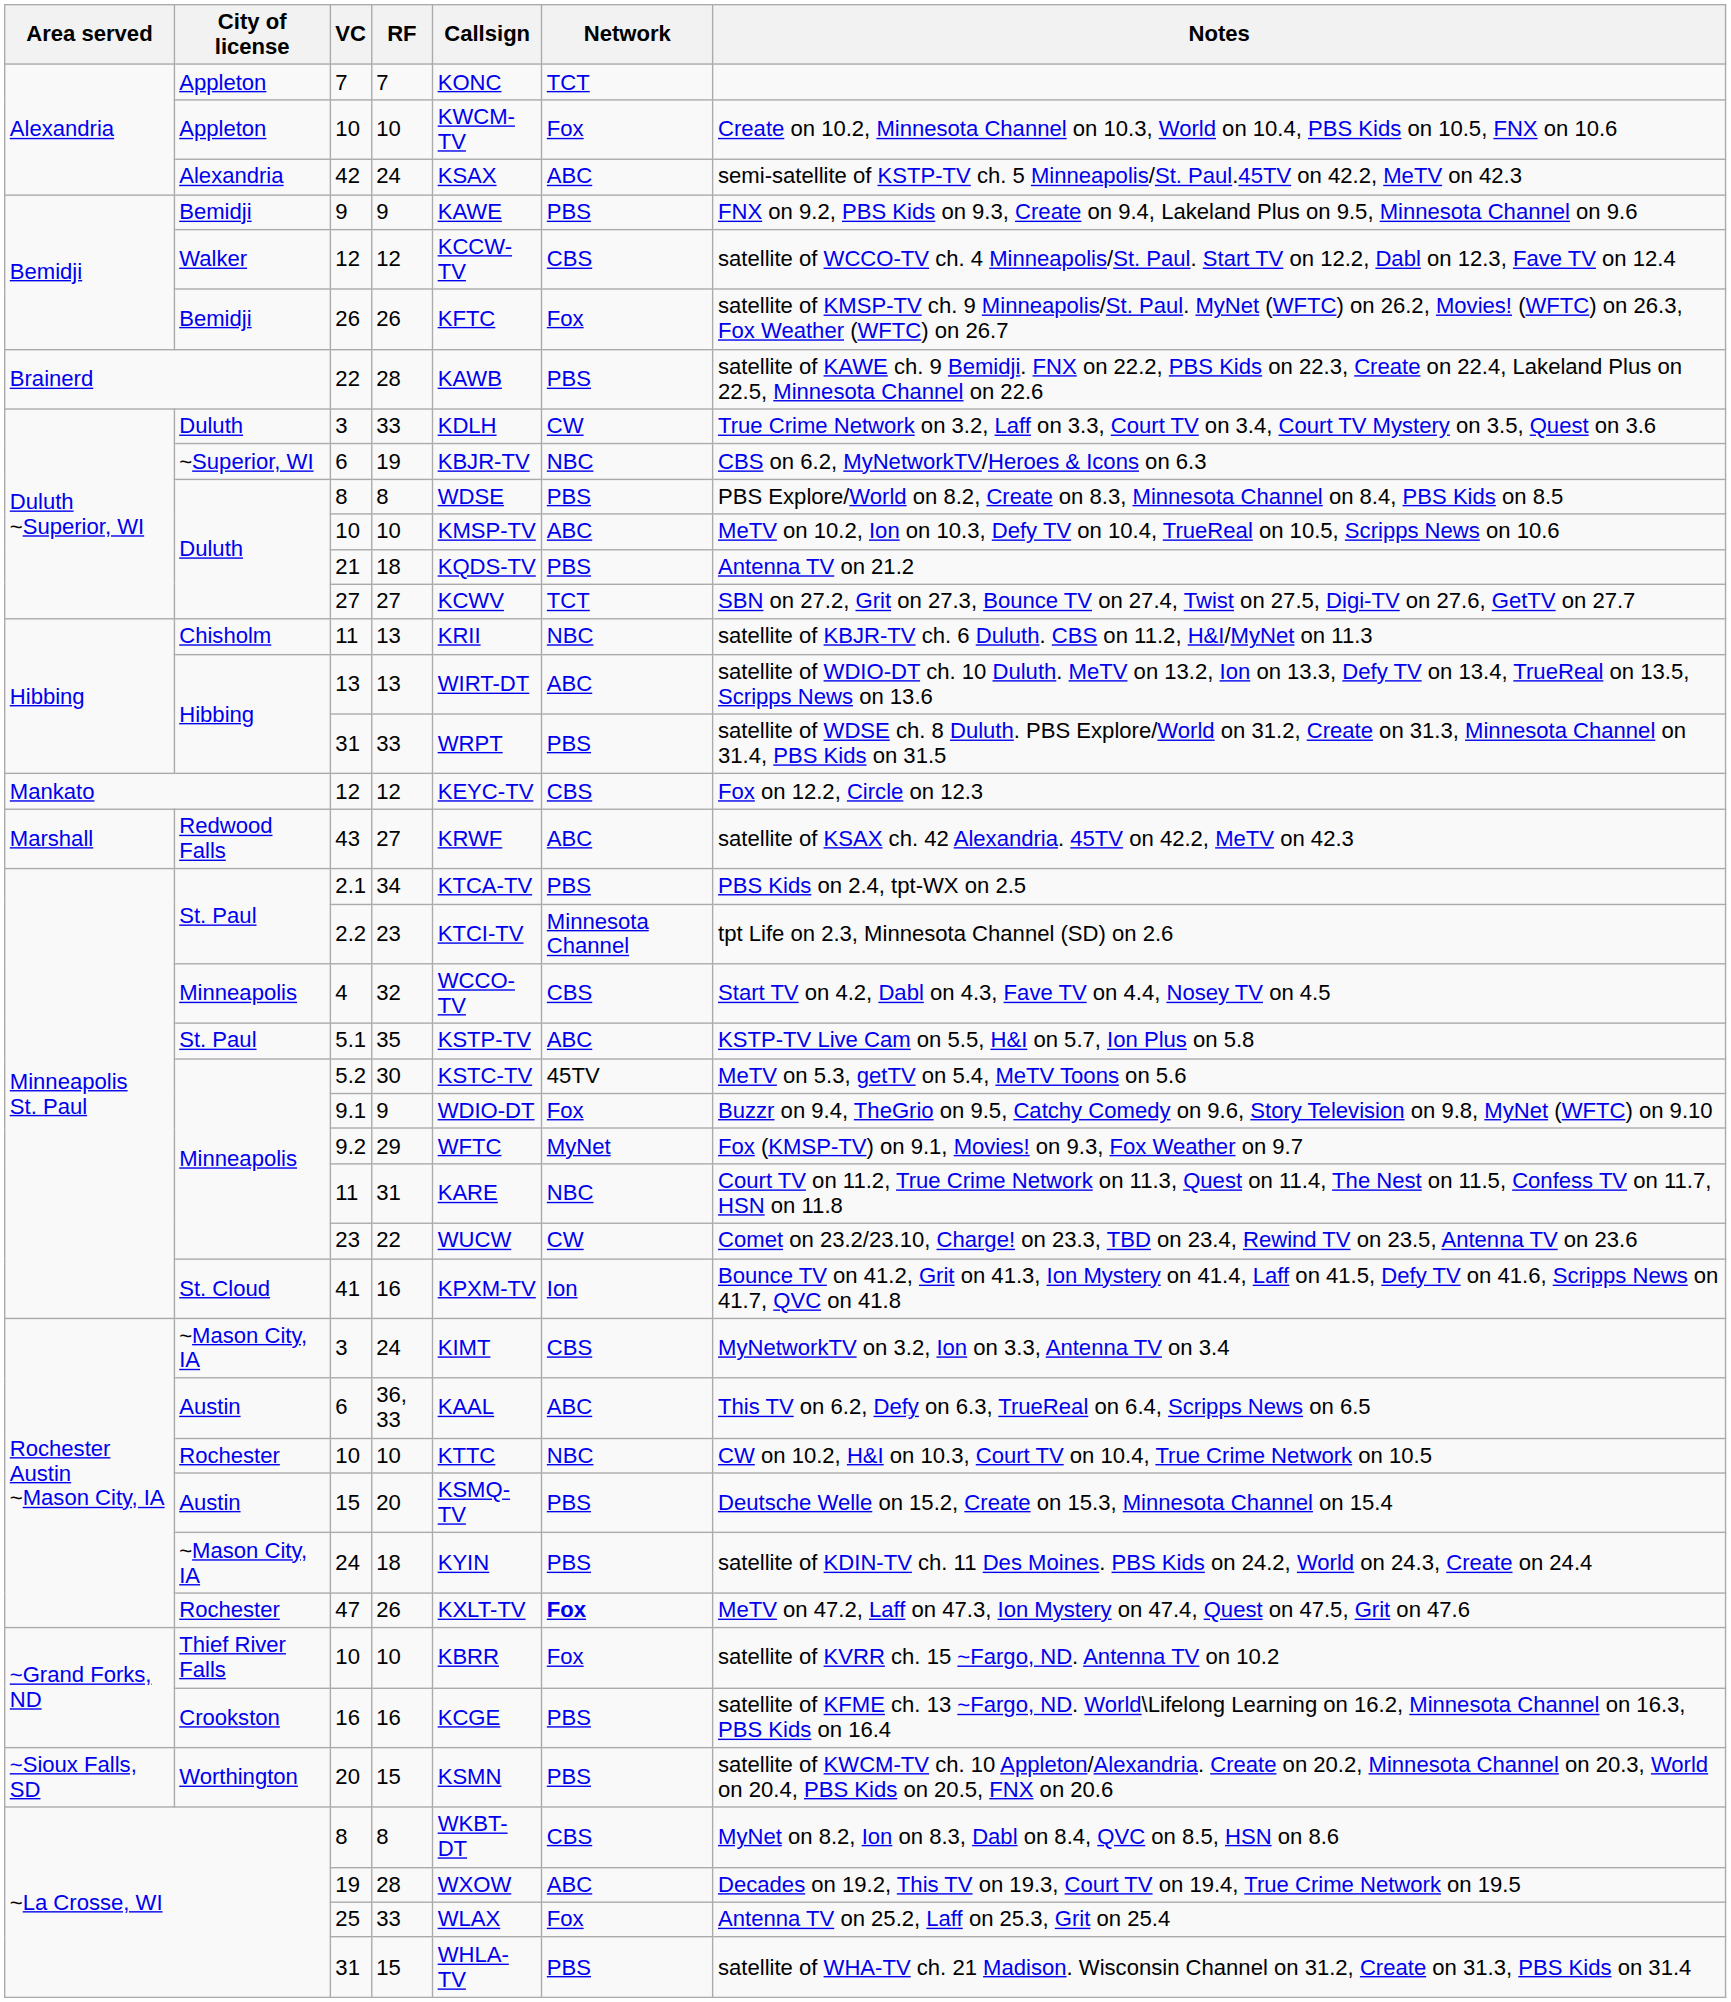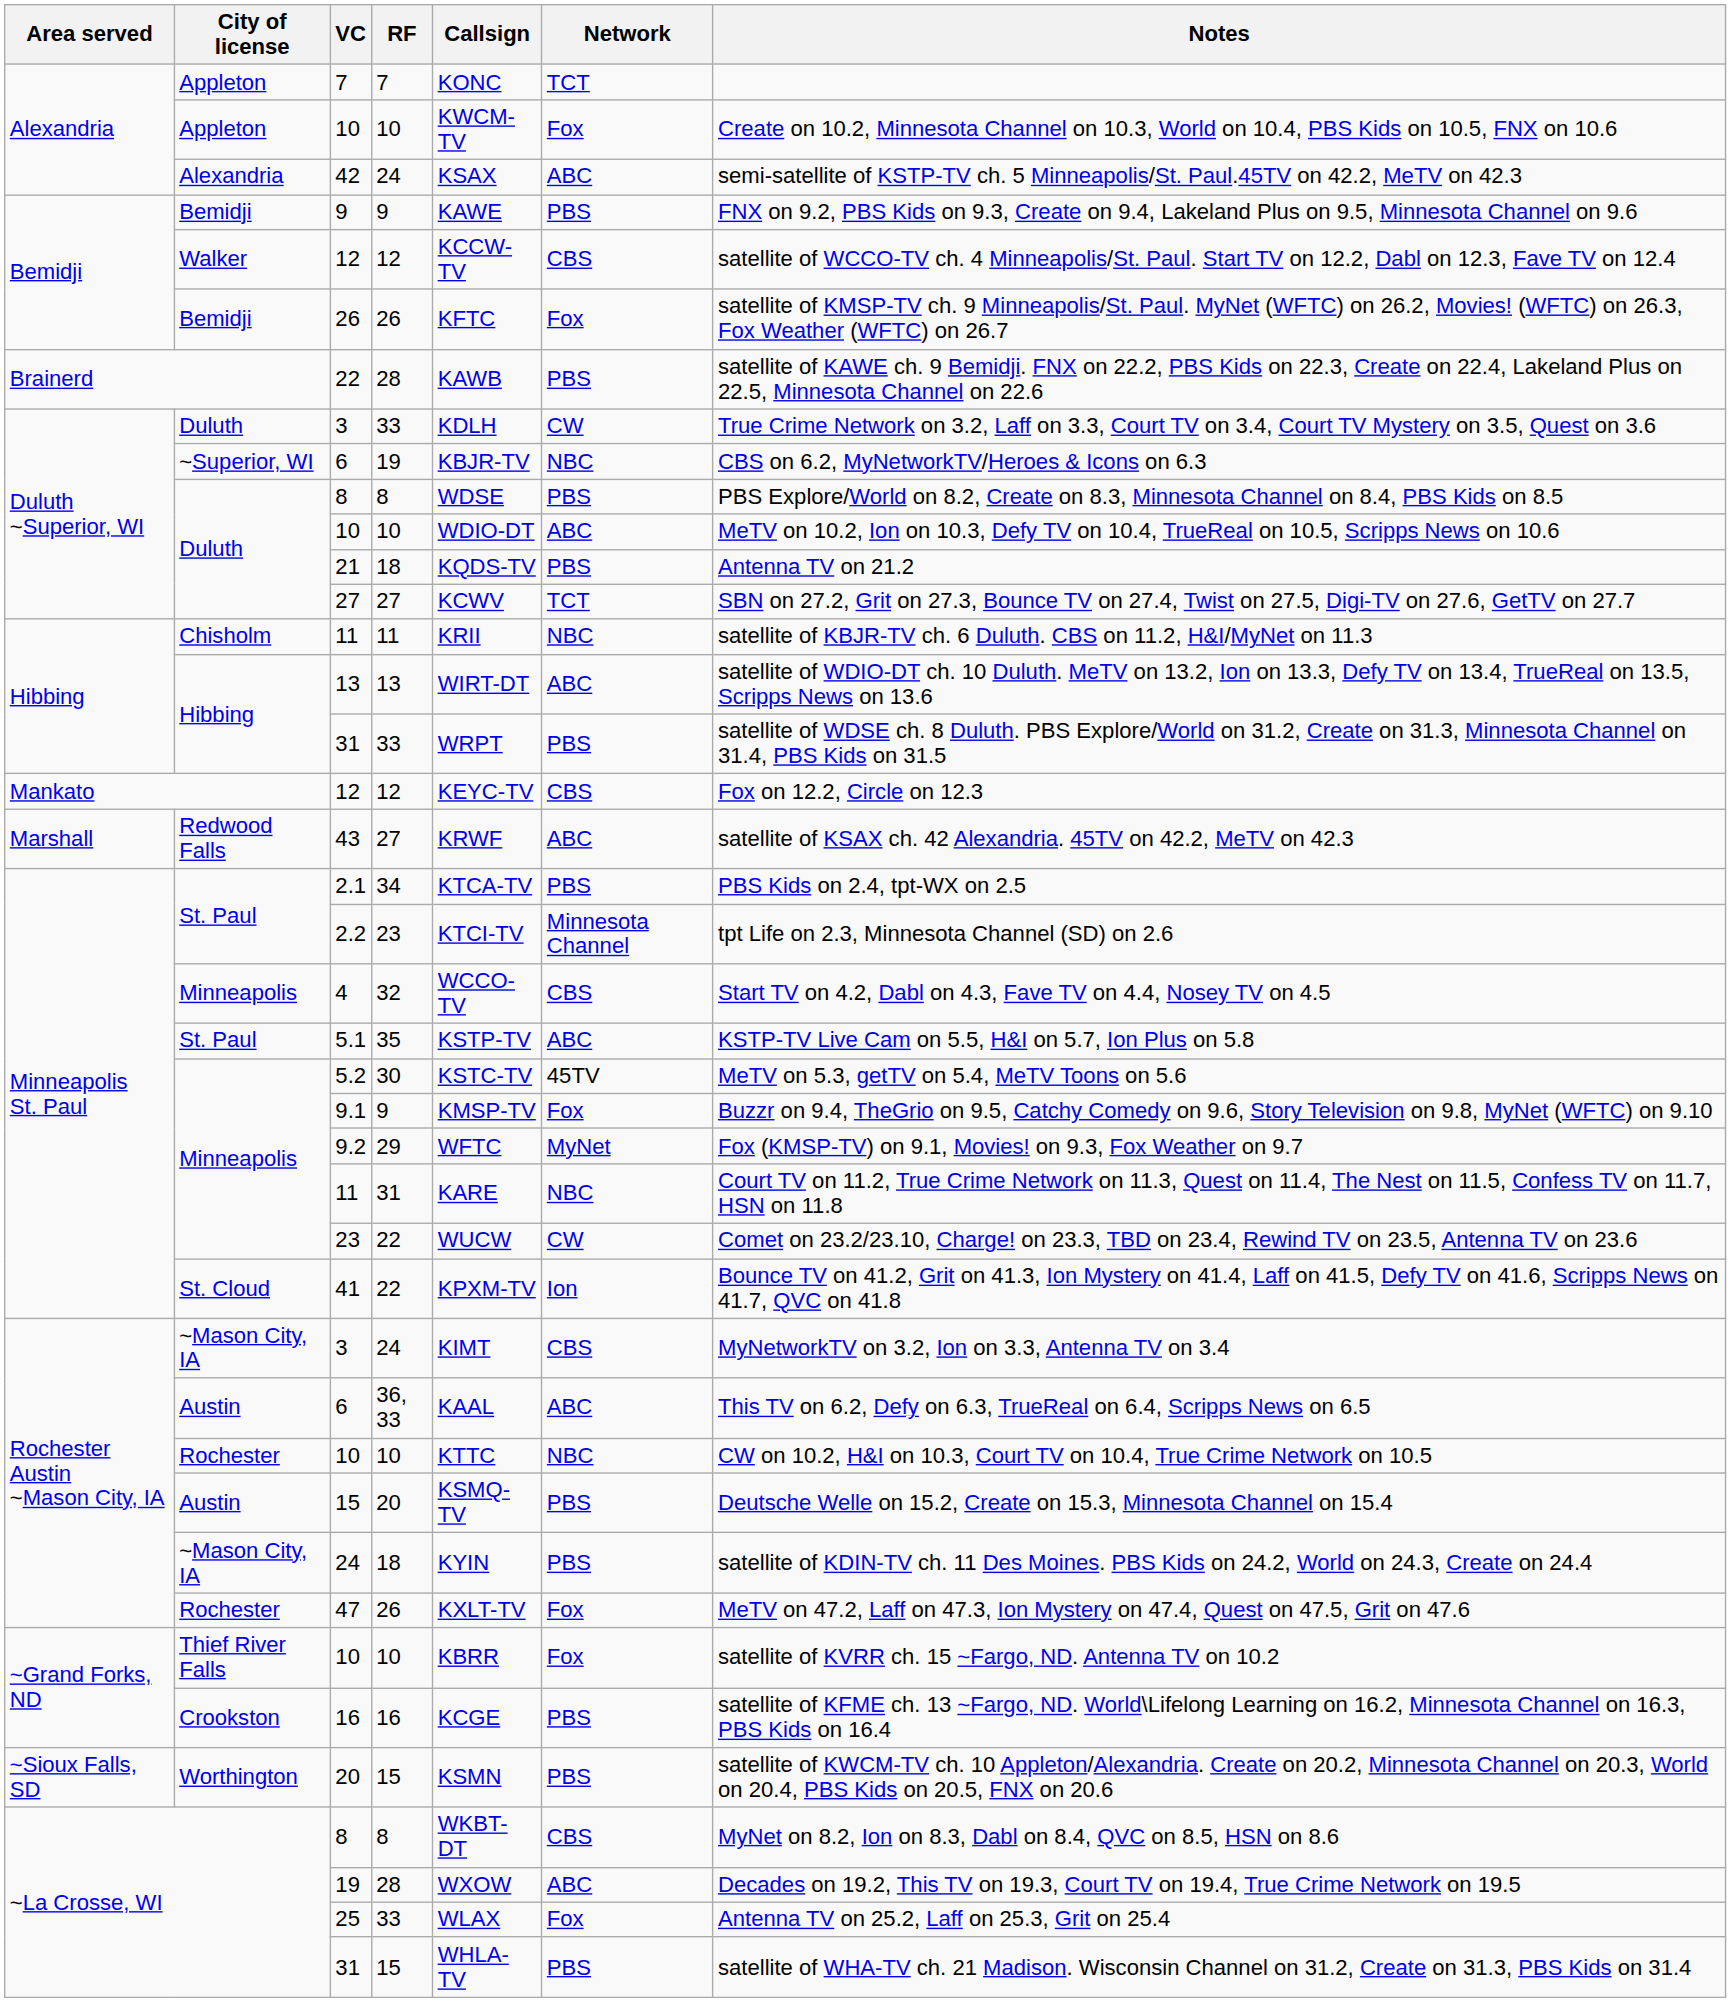(487, 531) KMSP-TV -> (486, 531) WDIO-DT
(389, 636) 13 -> (388, 636) 11
(486, 1110) WDIO-DT -> (487, 1110) KMSP-TV
(389, 1288) 16 -> (389, 1288) 22
(566, 1610) bold -> (565, 1610) normal
